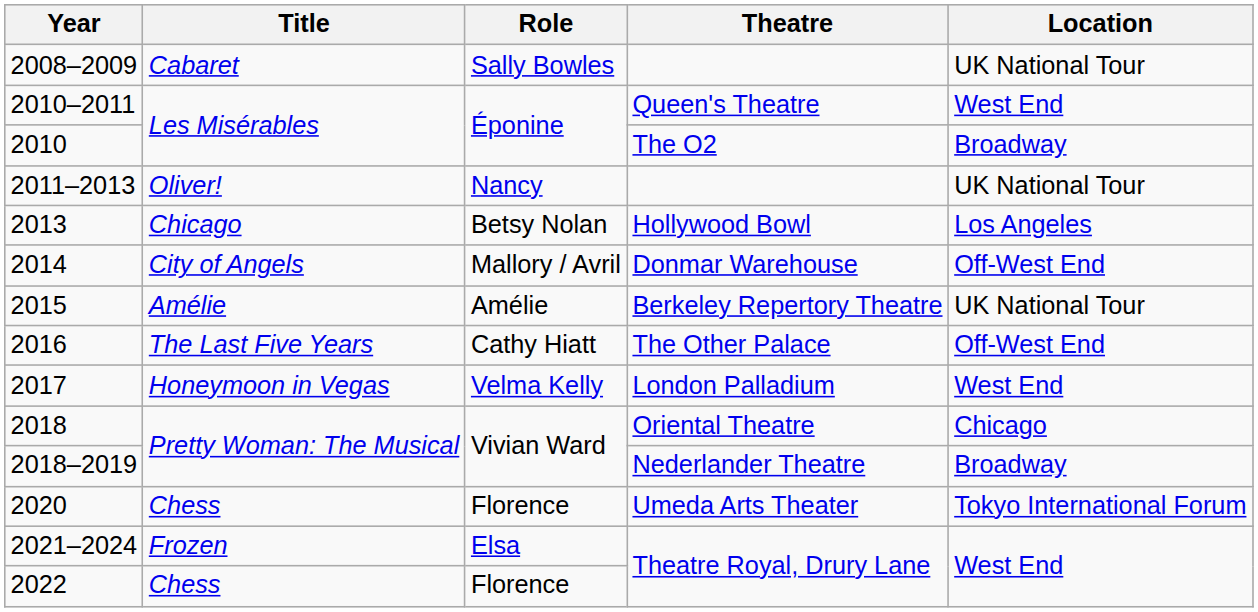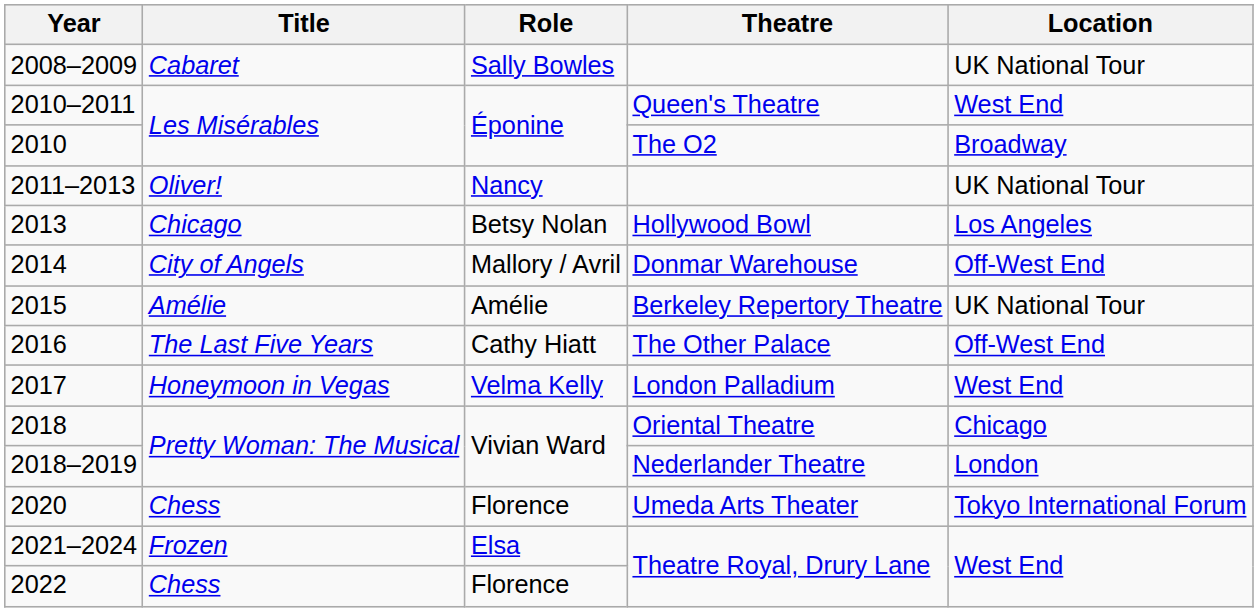(1010, 465) Broadway -> (996, 465) London
